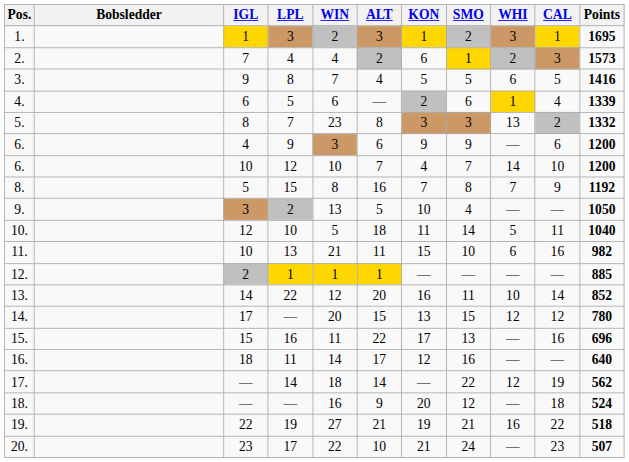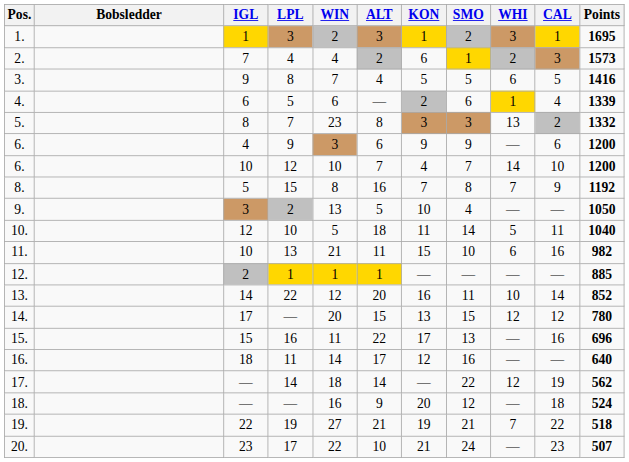(513, 425) 16 -> (513, 425) 7
